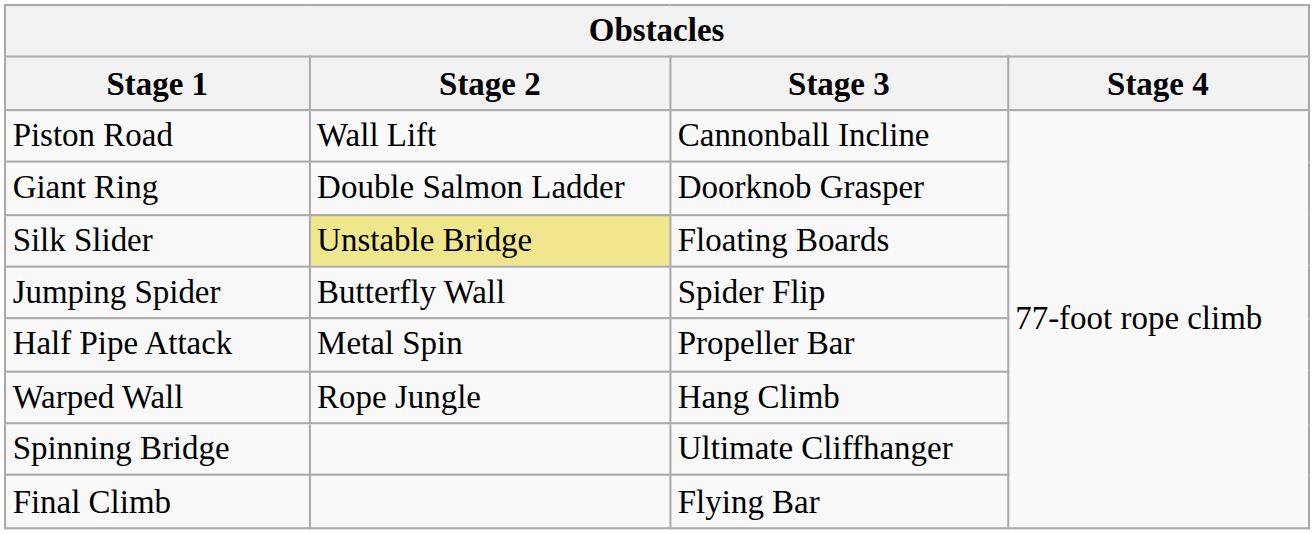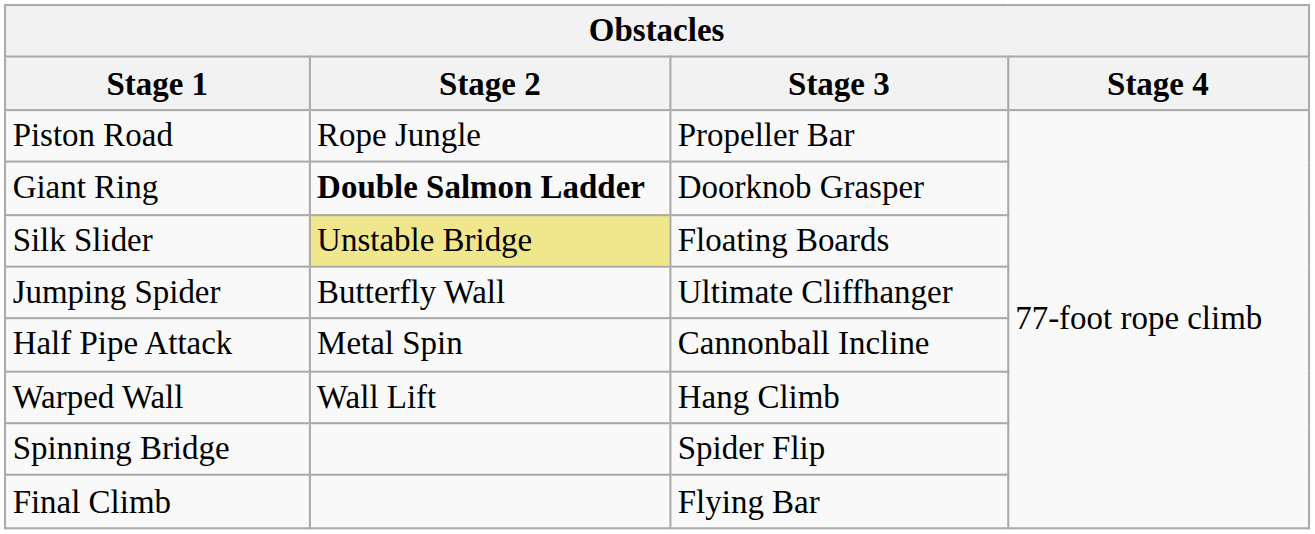(377, 135) Wall Lift -> (399, 135) Rope Jungle
(804, 135) Cannonball Incline -> (766, 135) Propeller Bar
(471, 187) normal -> (481, 187) bold
(751, 291) Spider Flip -> (815, 291) Ultimate Cliffhanger
(766, 344) Propeller Bar -> (804, 344) Cannonball Incline
(399, 396) Rope Jungle -> (377, 396) Wall Lift
(815, 448) Ultimate Cliffhanger -> (751, 448) Spider Flip
